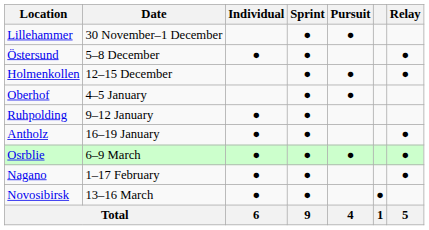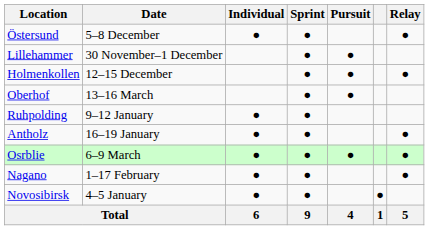rows swapped: (40, 34) <-> (33, 54)
(116, 94) 4–5 January -> (119, 94) 13–16 March
(119, 194) 13–16 March -> (116, 194) 4–5 January
